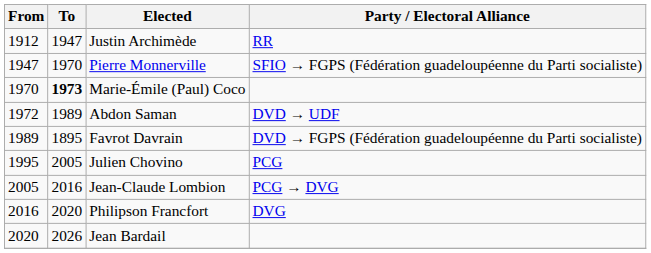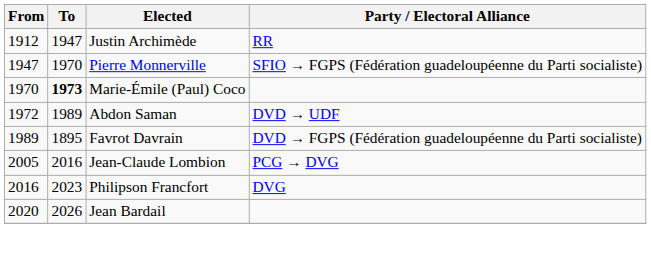- row: (136, 162)
(67, 211) 2020 -> (67, 187) 2023
